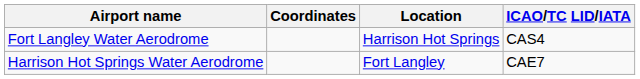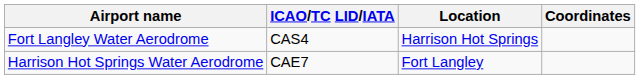columns swapped: (569, 16) <-> (313, 16)
